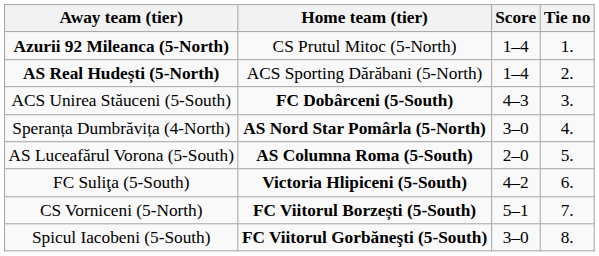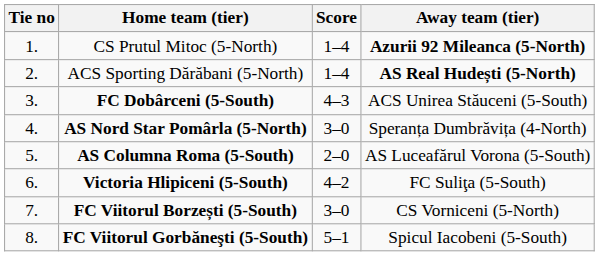columns swapped: (567, 18) <-> (121, 18)
(516, 210) 5–1 -> (336, 210) 3–0
(516, 237) 3–0 -> (336, 237) 5–1
